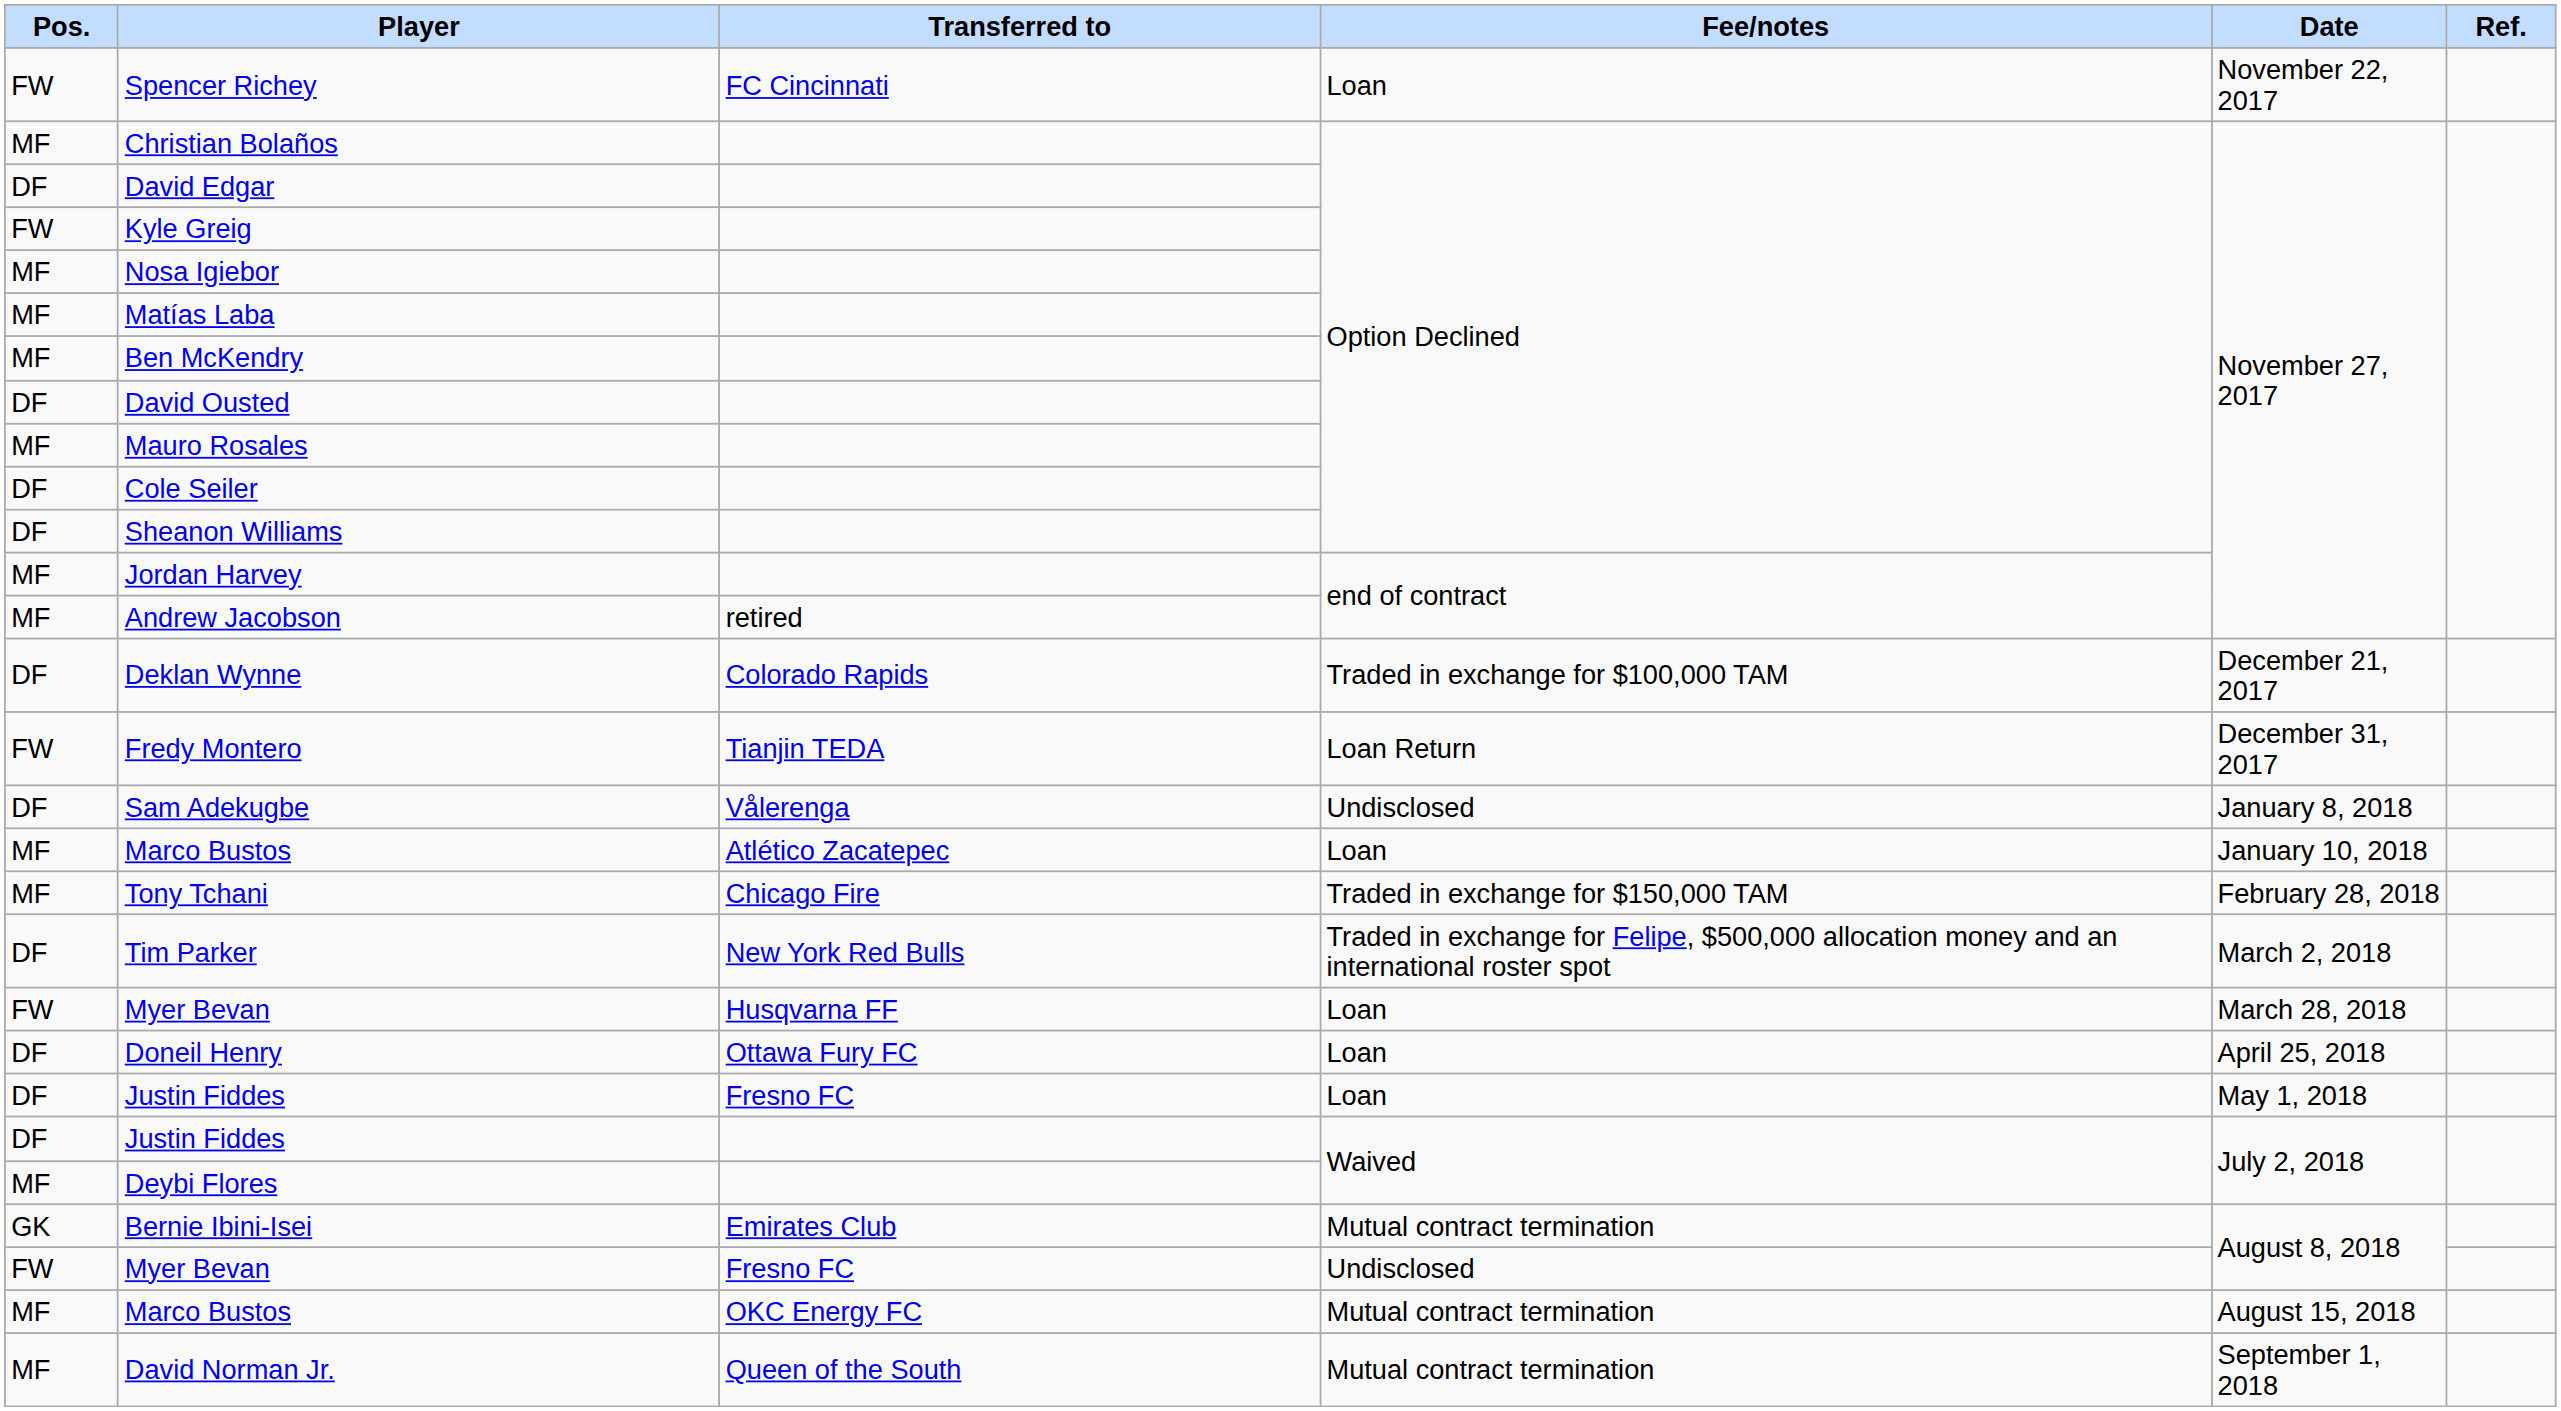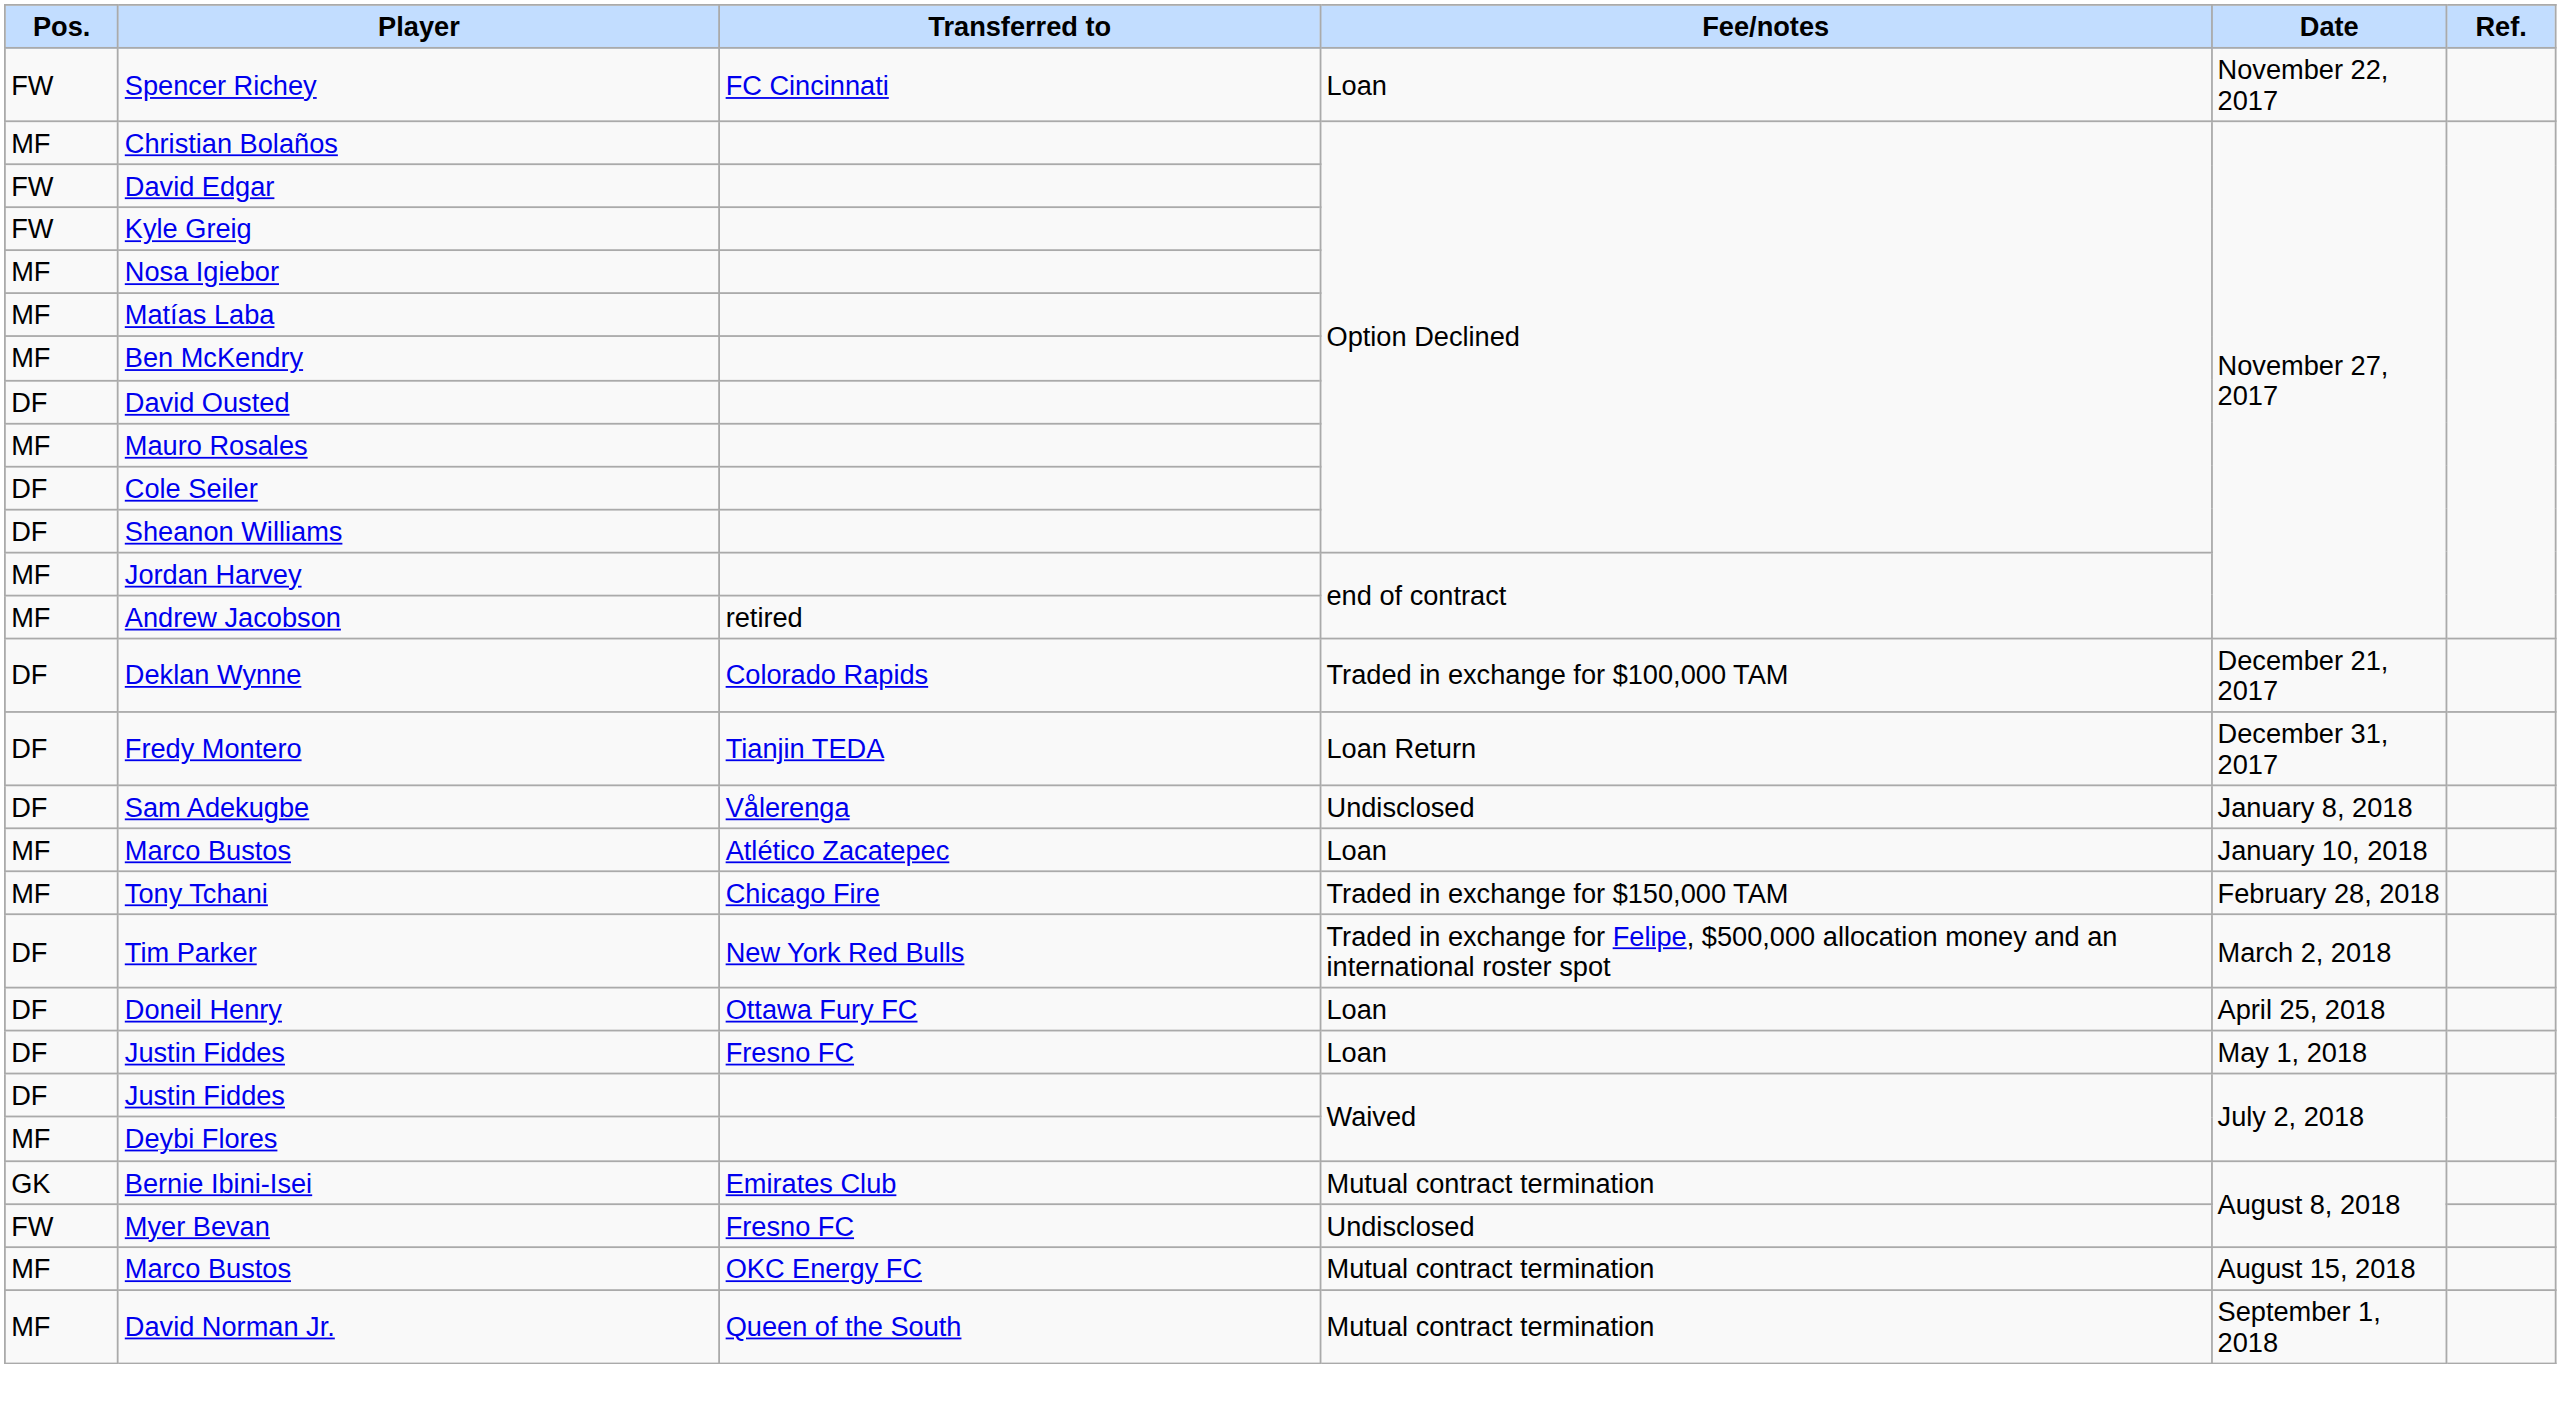(29, 186) DF -> (32, 186) FW
(32, 749) FW -> (29, 749) DF
- row: (197, 1010)
